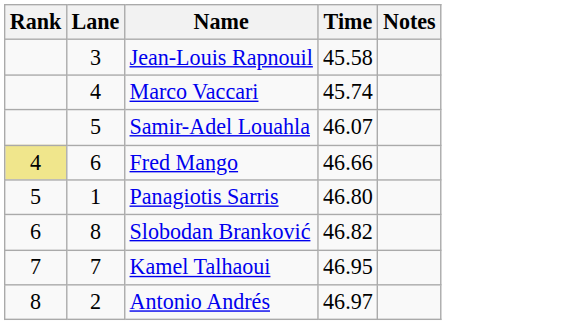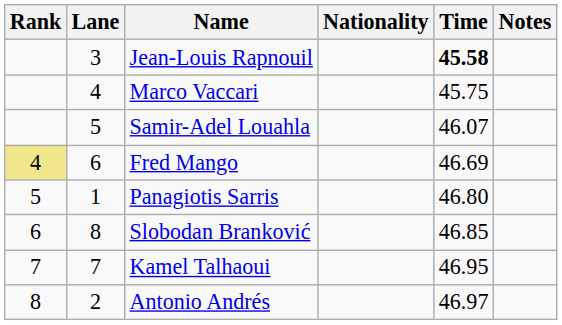+ column: (376, 22)
(348, 57) normal -> (464, 57) bold
(348, 92) 45.74 -> (464, 92) 45.75
(348, 162) 46.66 -> (464, 162) 46.69
(348, 232) 46.82 -> (464, 232) 46.85
